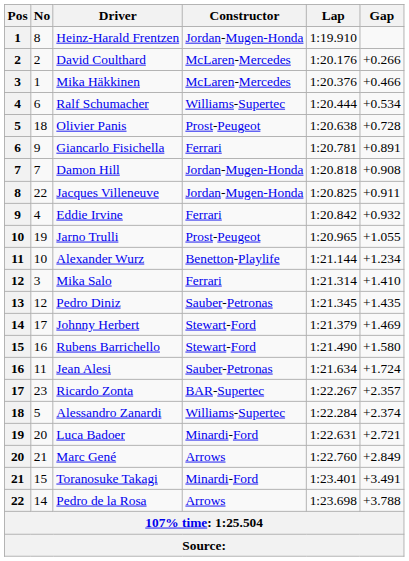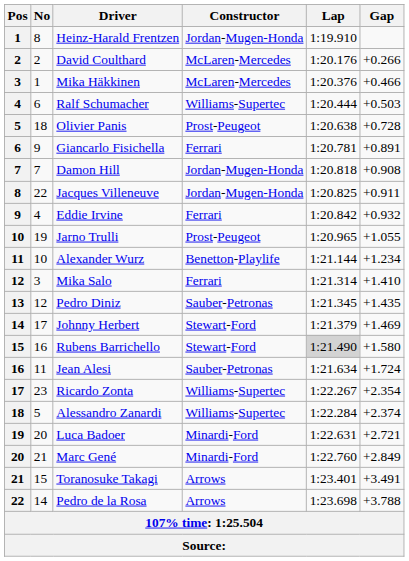(382, 103) +0.534 -> (382, 103) +0.503
(333, 346) no background -> (333, 346) lightgrey background
(225, 390) BAR-Supertec -> (235, 390) Williams-Supertec
(382, 390) +2.357 -> (382, 390) +2.354
(205, 456) Arrows -> (222, 456) Minardi-Ford
(222, 478) Minardi-Ford -> (205, 478) Arrows
